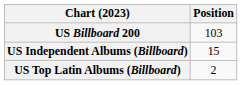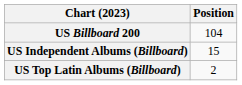(214, 32) 103 -> (214, 32) 104
